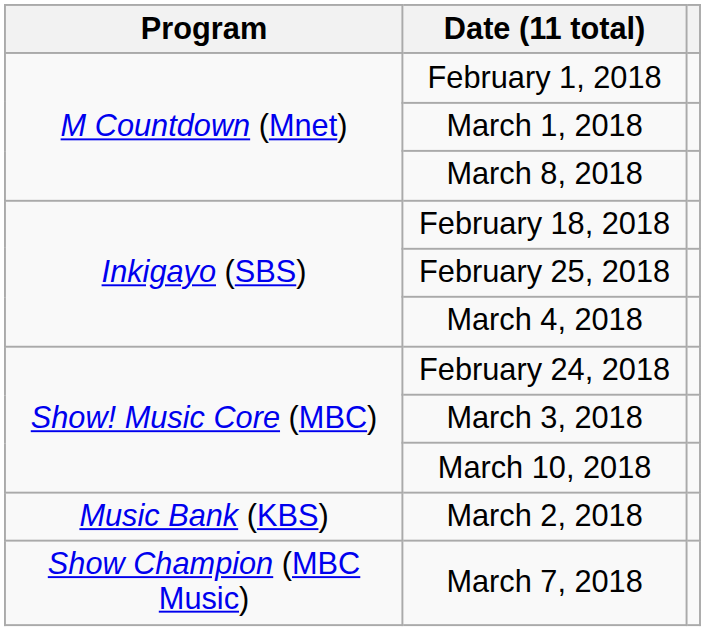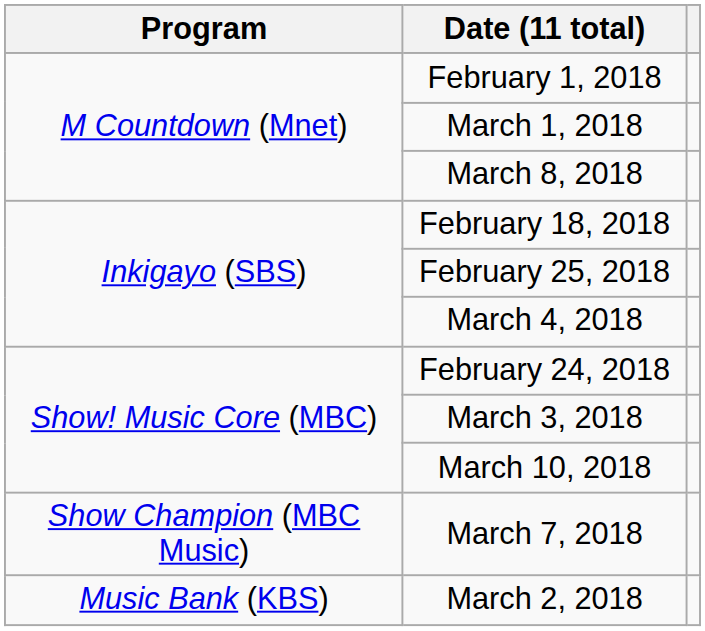rows swapped: (545, 516) <-> (545, 582)
